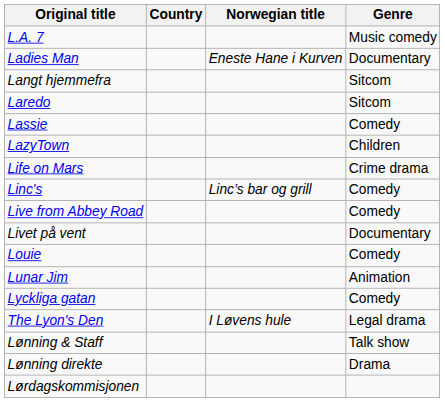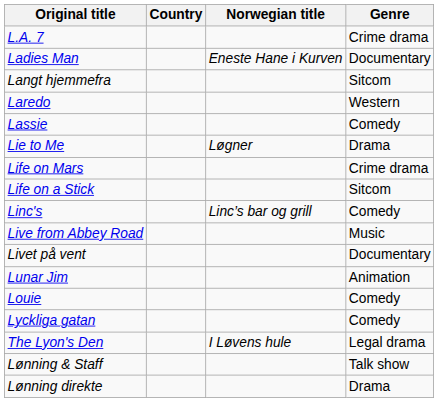(393, 37) Music comedy -> (389, 37) Crime drama
(370, 102) Sitcom -> (374, 102) Western
- row: (38, 146)
+ row: (36, 146)
+ row: (51, 189)
(374, 211) Comedy -> (367, 233) Music
rows swapped: (24, 255) <-> (38, 277)
- row: (73, 386)
